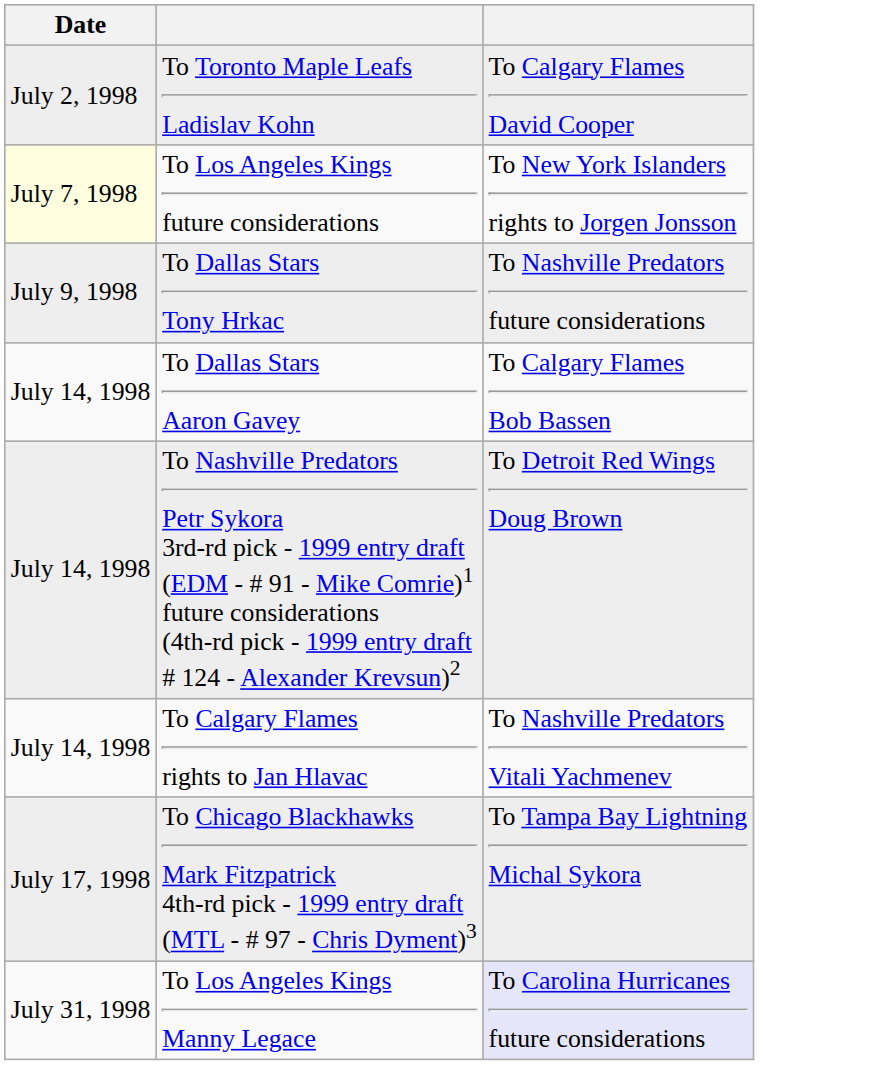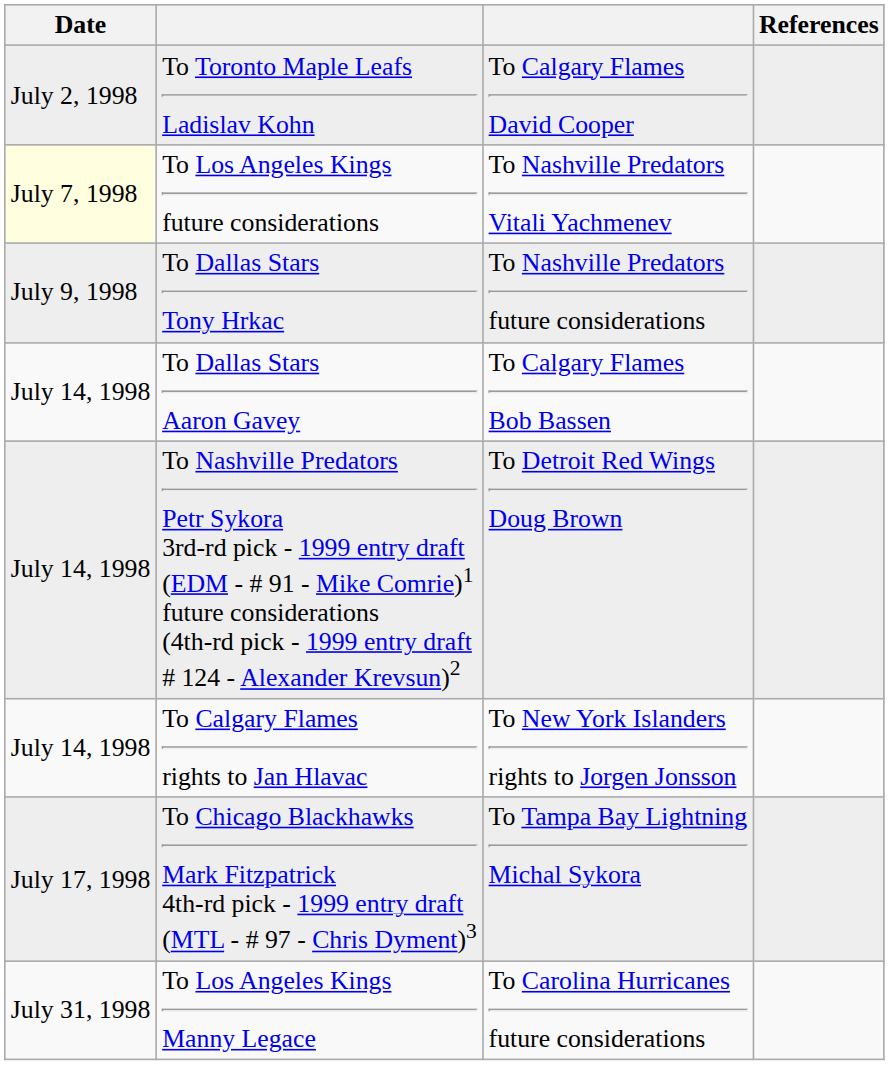+ column: (819, 24)
(618, 193) To New York Islanders rights to Jorgen Jonsson -> (618, 193) To Nashville Predators Vitali Yachmenev
(618, 747) To Nashville Predators Vitali Yachmenev -> (618, 747) To New York Islanders rights to Jorgen Jonsson
(618, 1010) lavender background -> (618, 1010) no background
